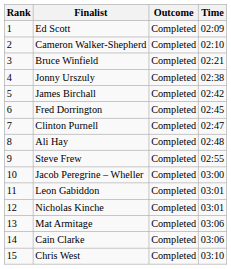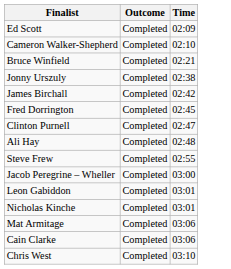- column: (19, 12)
